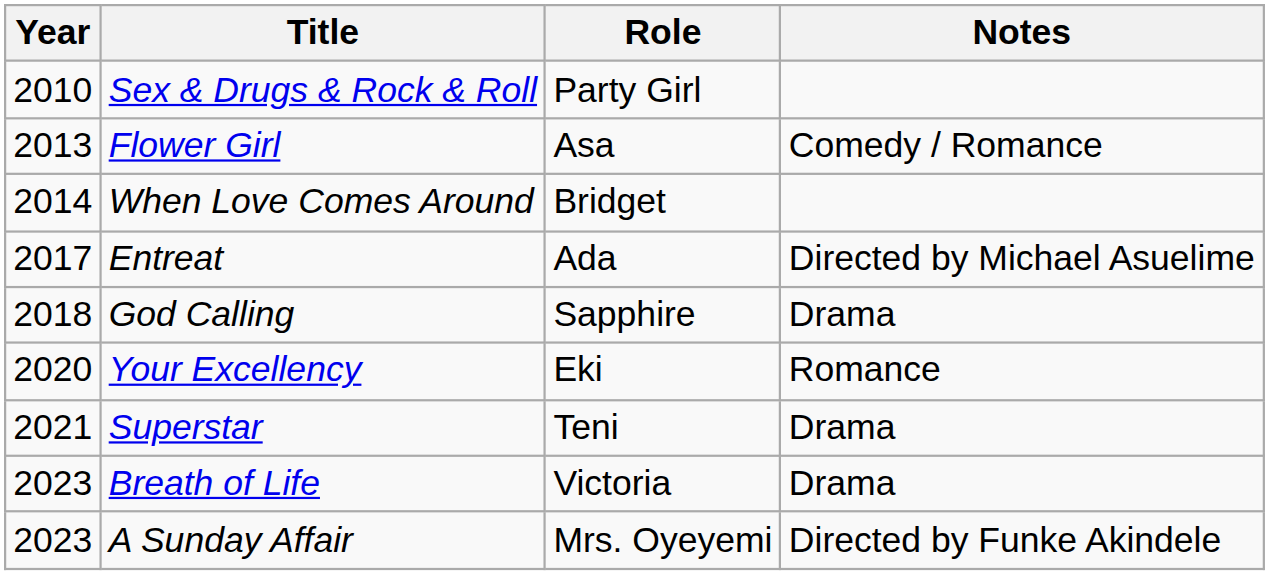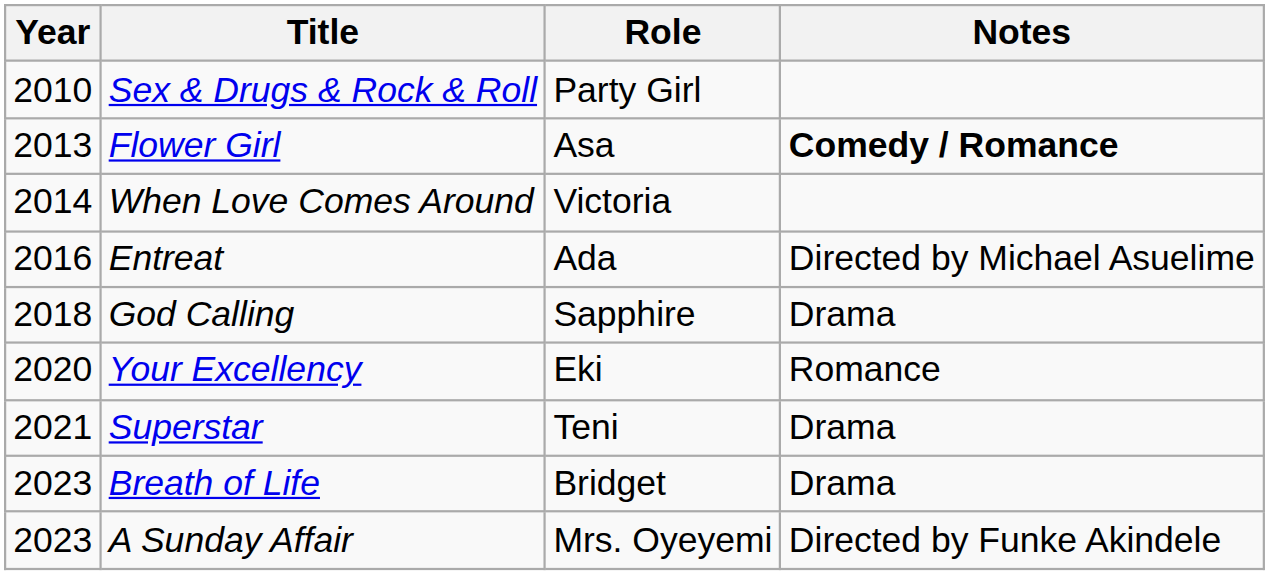(946, 145) normal -> (954, 145) bold
(610, 201) Bridget -> (612, 201) Victoria
(53, 257) 2017 -> (53, 257) 2016
(612, 483) Victoria -> (610, 483) Bridget
